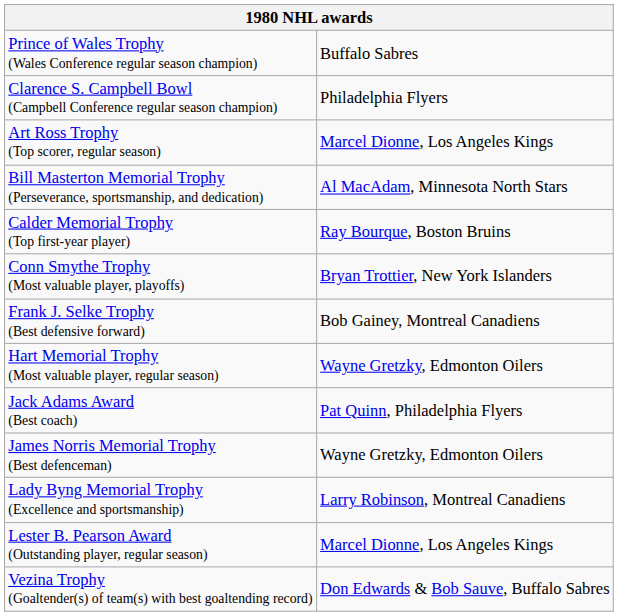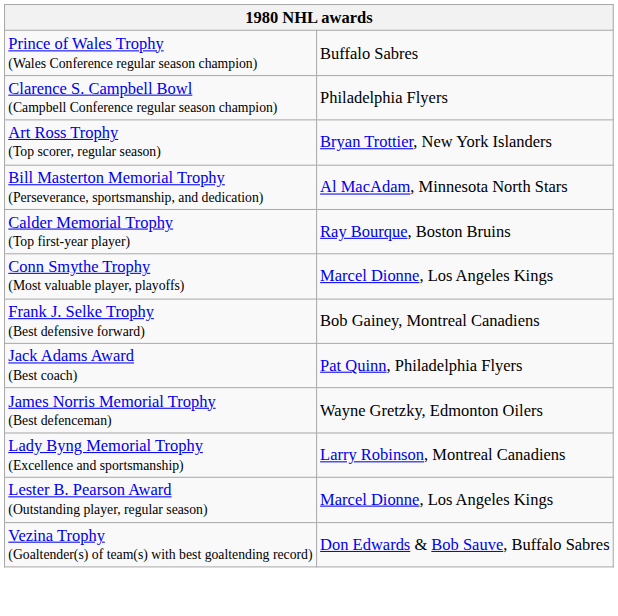(437, 142) Marcel Dionne, Los Angeles Kings -> (436, 142) Bryan Trottier, New York Islanders
(436, 276) Bryan Trottier, New York Islanders -> (437, 276) Marcel Dionne, Los Angeles Kings
- row: (113, 365)
